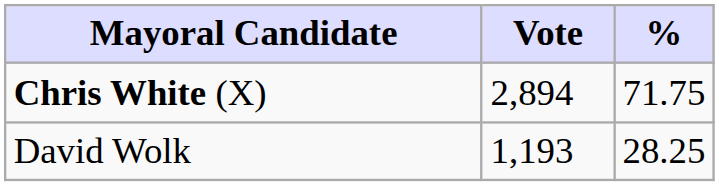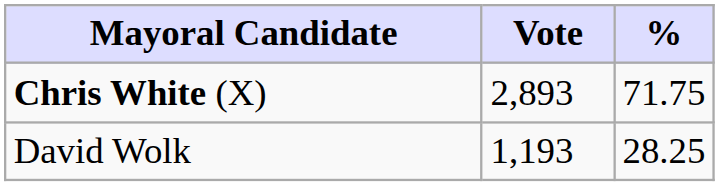(532, 92) 2,894 -> (532, 92) 2,893
